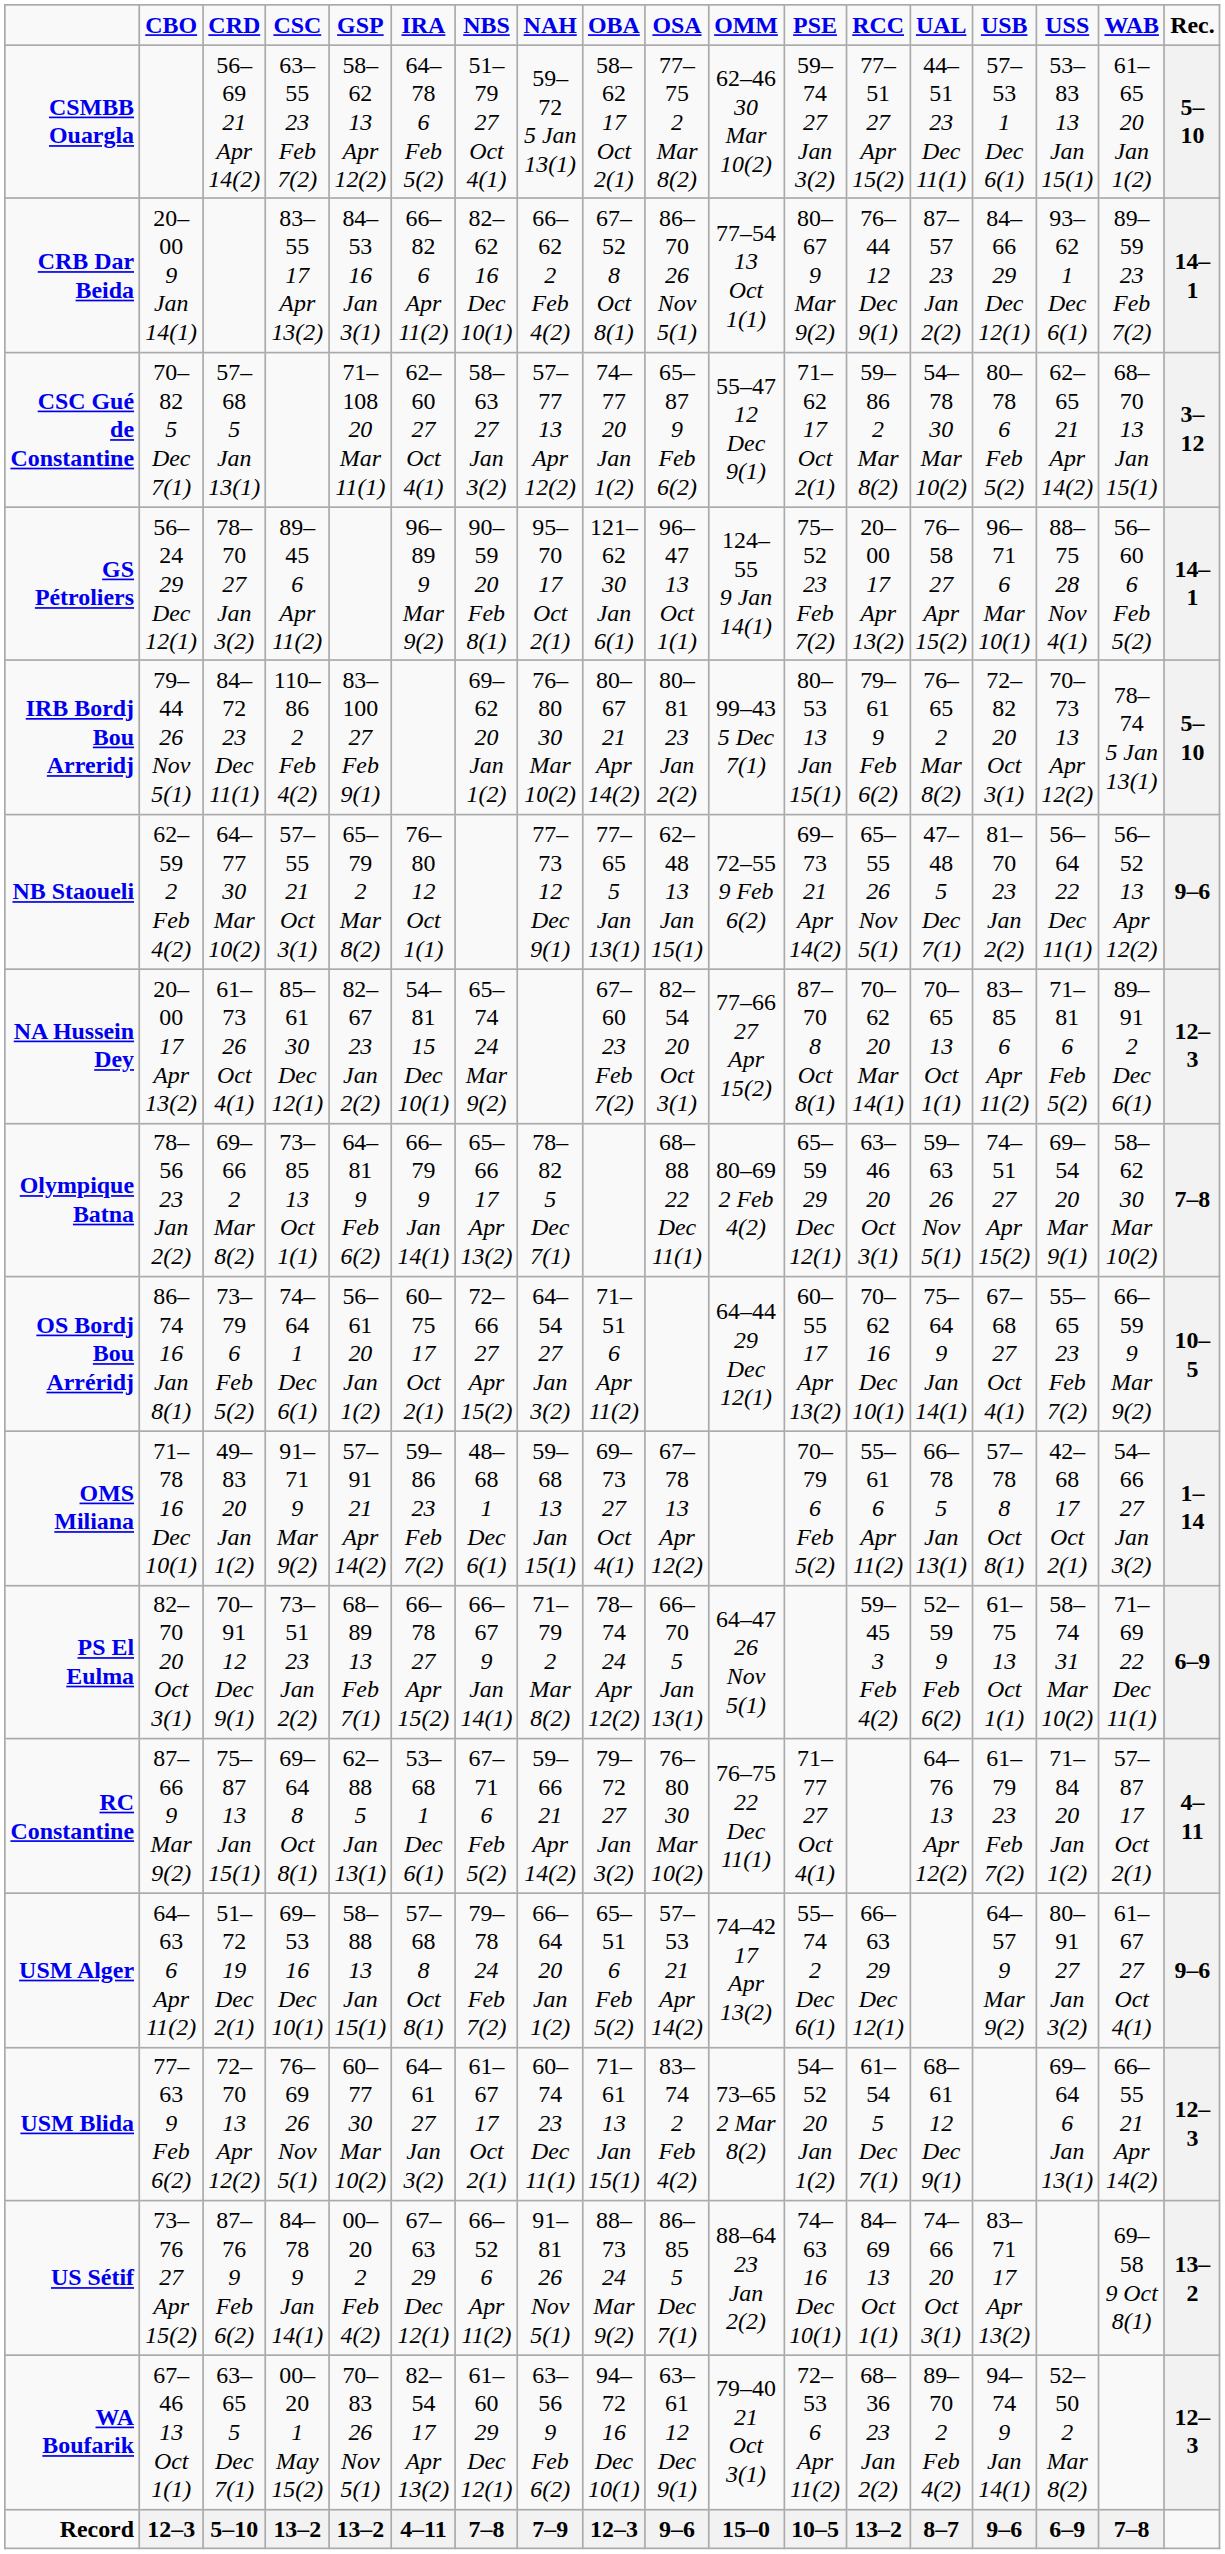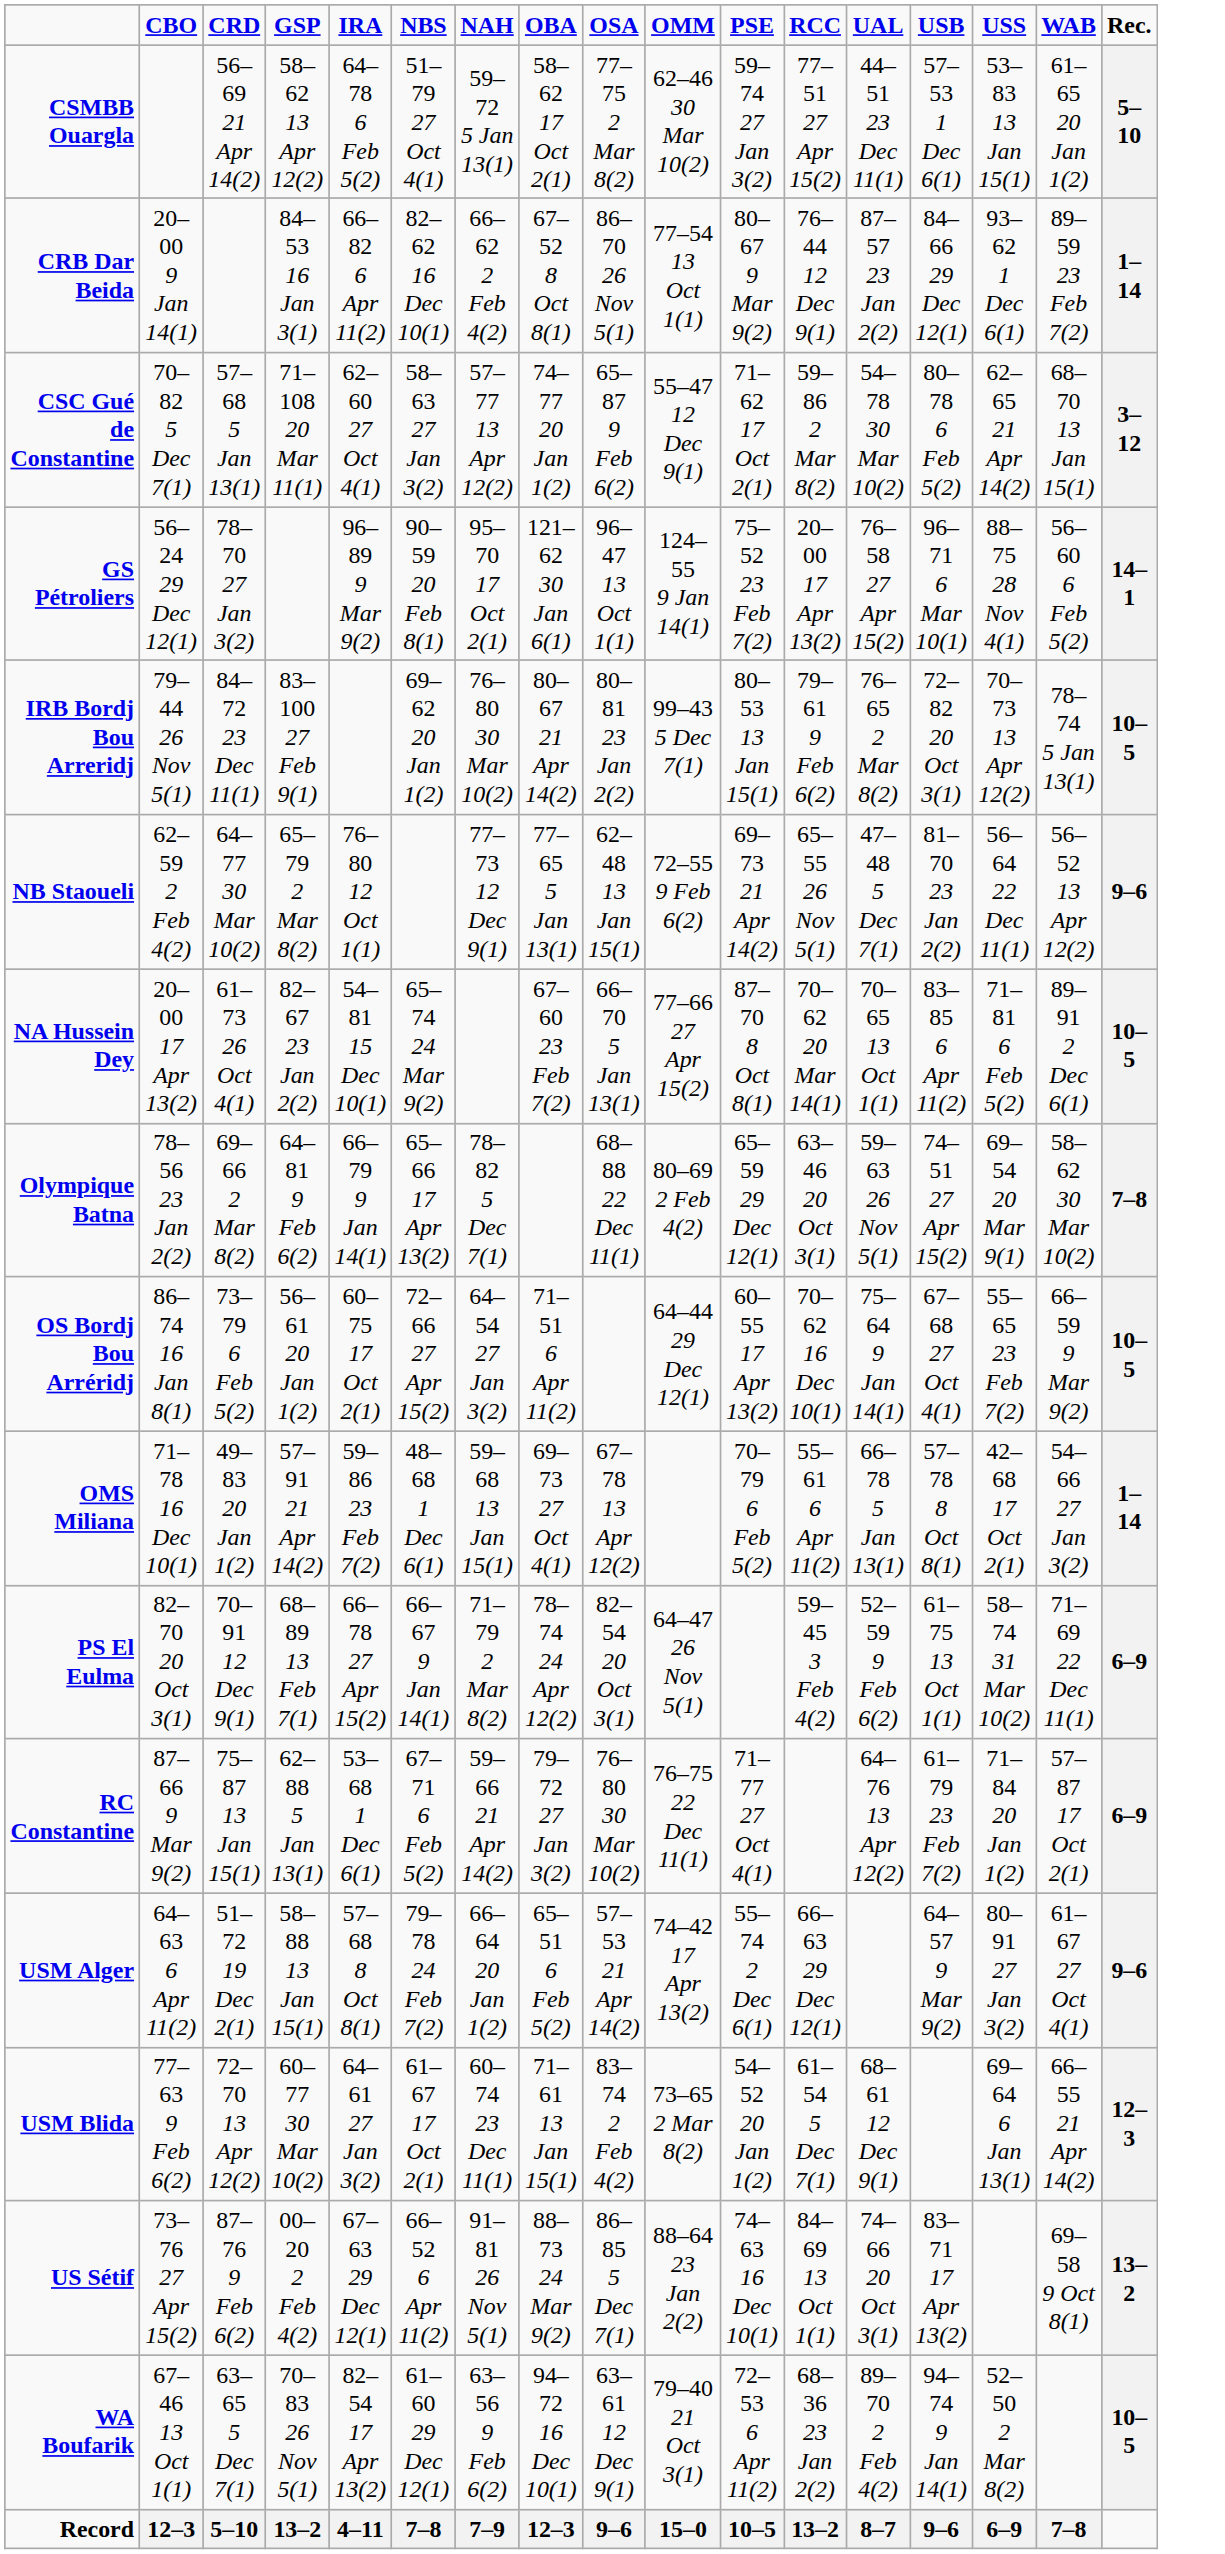- column: (297, 24)
(1192, 275) 14–1 -> (1129, 275) 1–14
(1192, 737) 5–10 -> (1129, 737) 10–5
(677, 1045) 82–54 20 Oct 3(1) -> (614, 1045) 66–70 5 Jan 13(1)
(1192, 1045) 12–3 -> (1129, 1045) 10–5
(677, 1661) 66–70 5 Jan 13(1) -> (614, 1661) 82–54 20 Oct 3(1)
(1192, 1815) 4–11 -> (1129, 1815) 6–9
(1192, 2432) 12–3 -> (1129, 2432) 10–5
